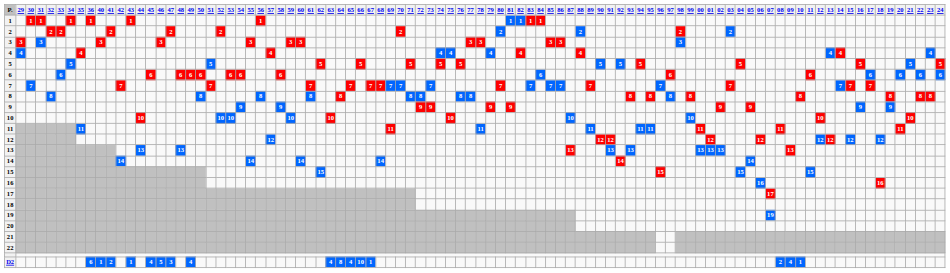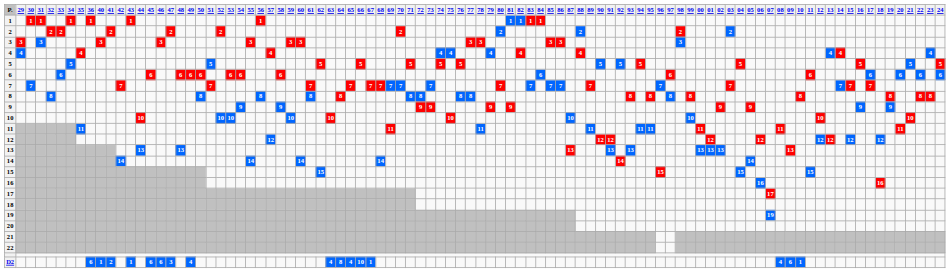(151, 262) 4 -> (151, 262) 6
(161, 262) 5 -> (161, 262) 6
(780, 262) 2 -> (780, 262) 4
(790, 262) 4 -> (790, 262) 6
